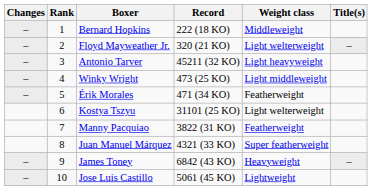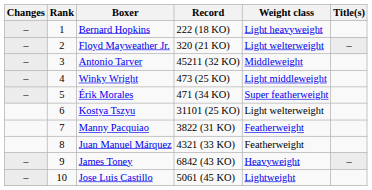(274, 29) Middleweight -> (284, 29) Light heavyweight
(284, 62) Light heavyweight -> (274, 62) Middleweight
(274, 95) Featherweight -> (286, 95) Super featherweight
(286, 144) Super featherweight -> (274, 144) Featherweight
